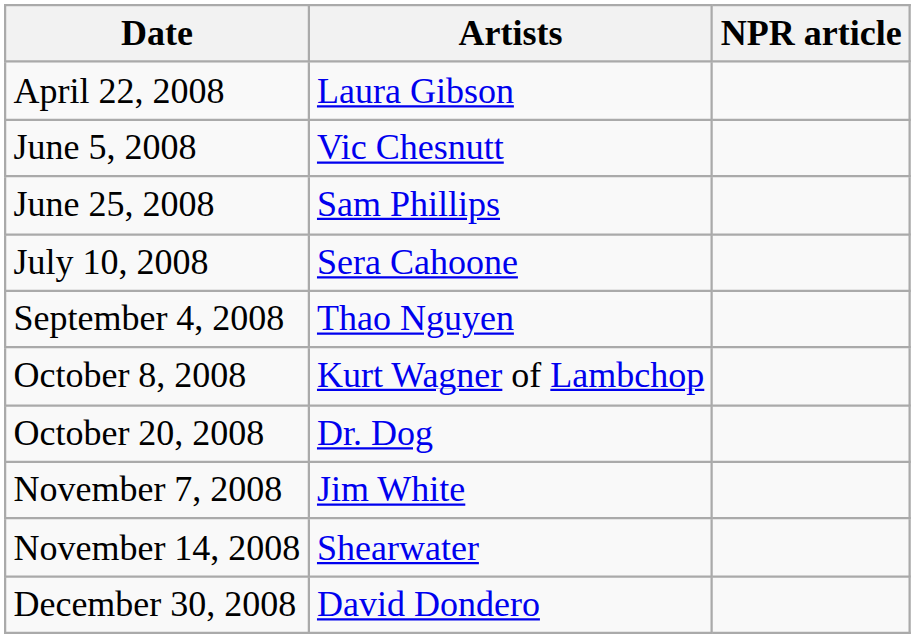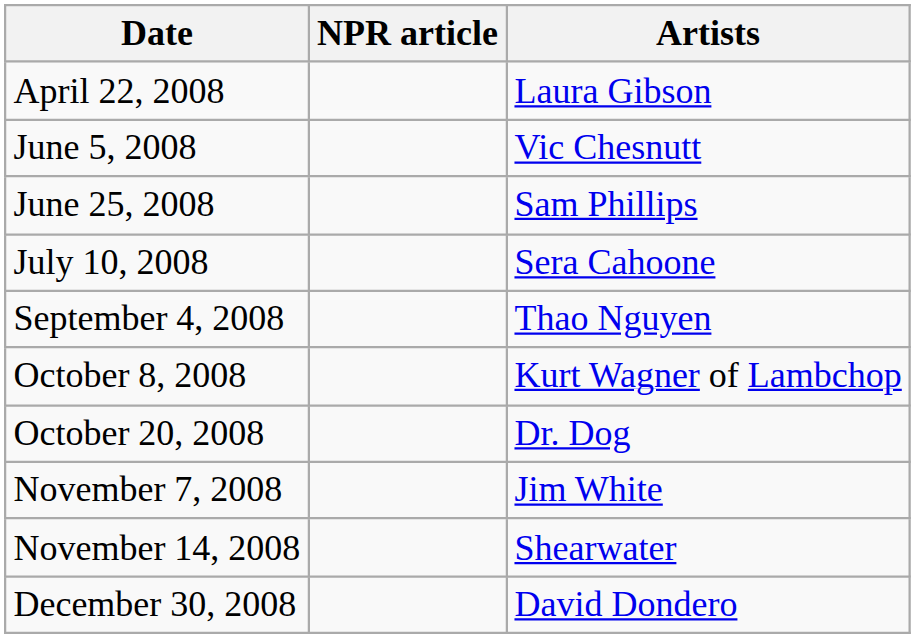columns swapped: (511, 33) <-> (811, 33)
